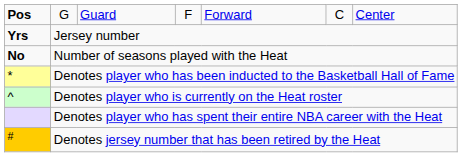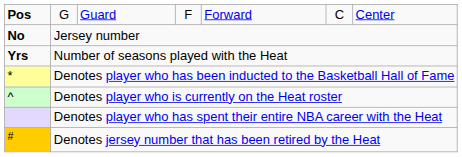(18, 35) Yrs -> (16, 35) No
(16, 55) No -> (18, 55) Yrs
